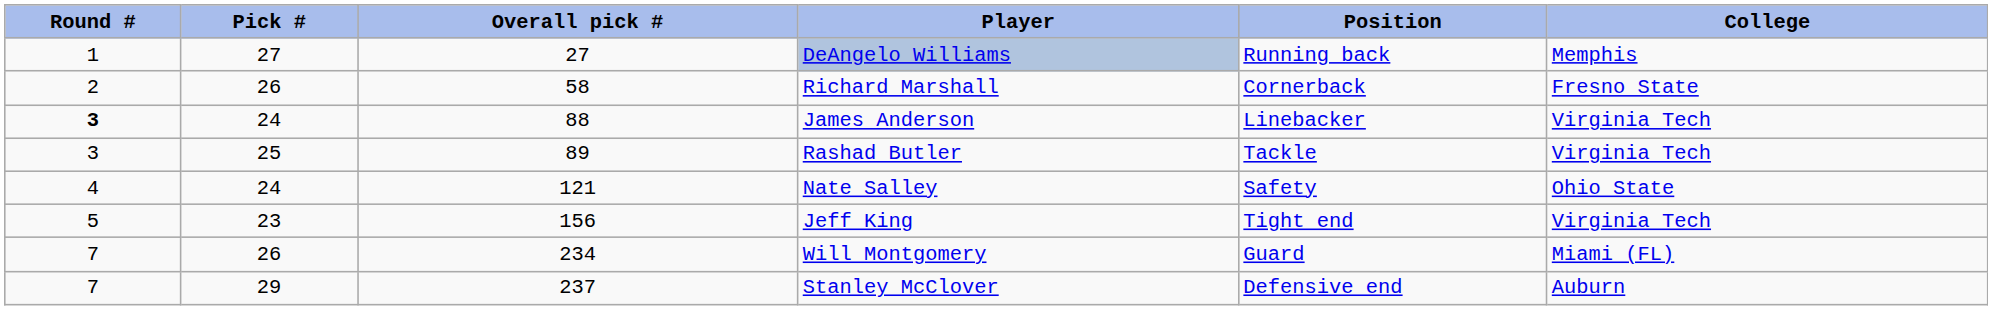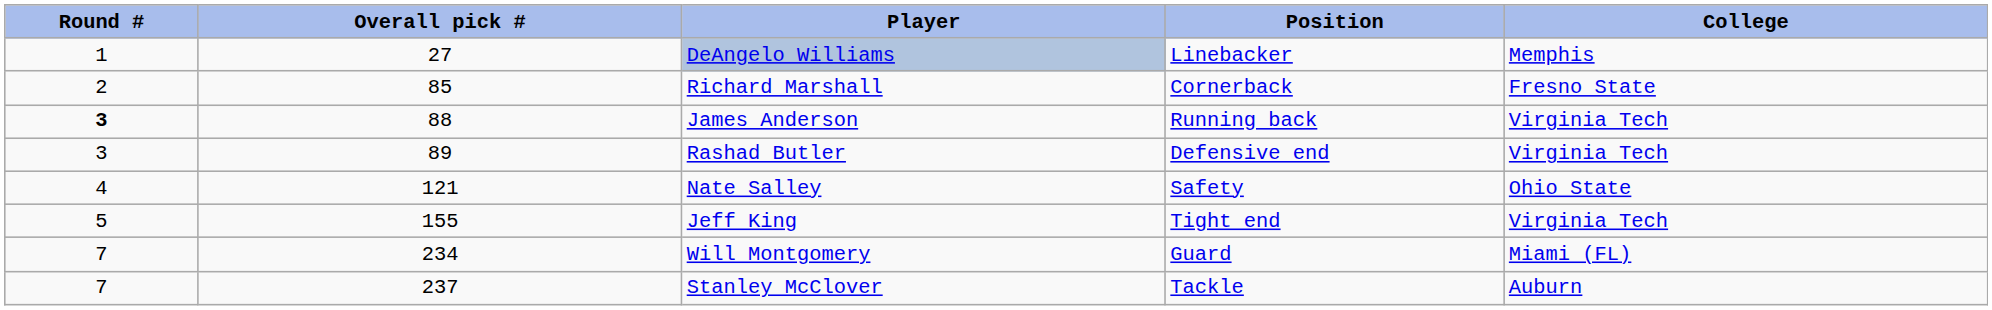- column: (269, 21)
(1317, 55) Running back -> (1232, 55) Linebacker
(578, 88) 58 -> (440, 88) 85
(1305, 121) Linebacker -> (1244, 121) Running back
(1280, 154) Tackle -> (1250, 154) Defensive end
(578, 221) 156 -> (440, 221) 155
(1323, 288) Defensive end -> (1207, 288) Tackle
